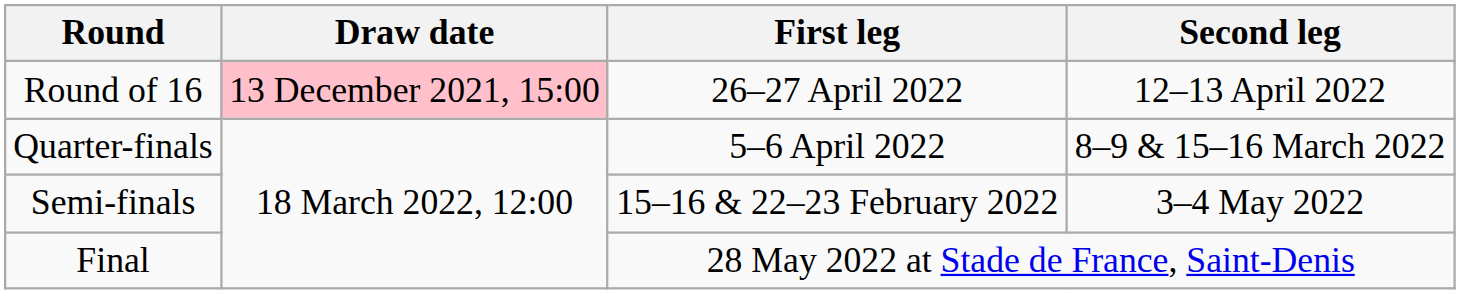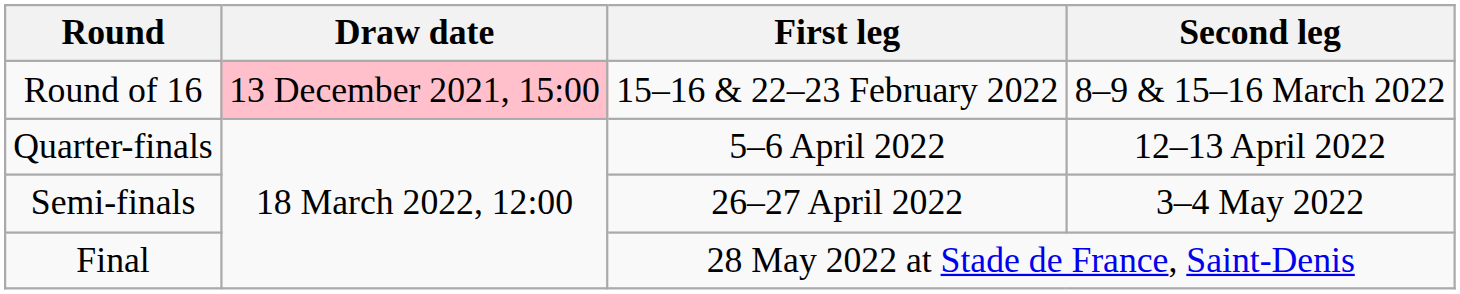(837, 89) 26–27 April 2022 -> (837, 89) 15–16 & 22–23 February 2022
(1260, 89) 12–13 April 2022 -> (1260, 89) 8–9 & 15–16 March 2022
(1260, 145) 8–9 & 15–16 March 2022 -> (1260, 145) 12–13 April 2022
(837, 202) 15–16 & 22–23 February 2022 -> (837, 202) 26–27 April 2022
